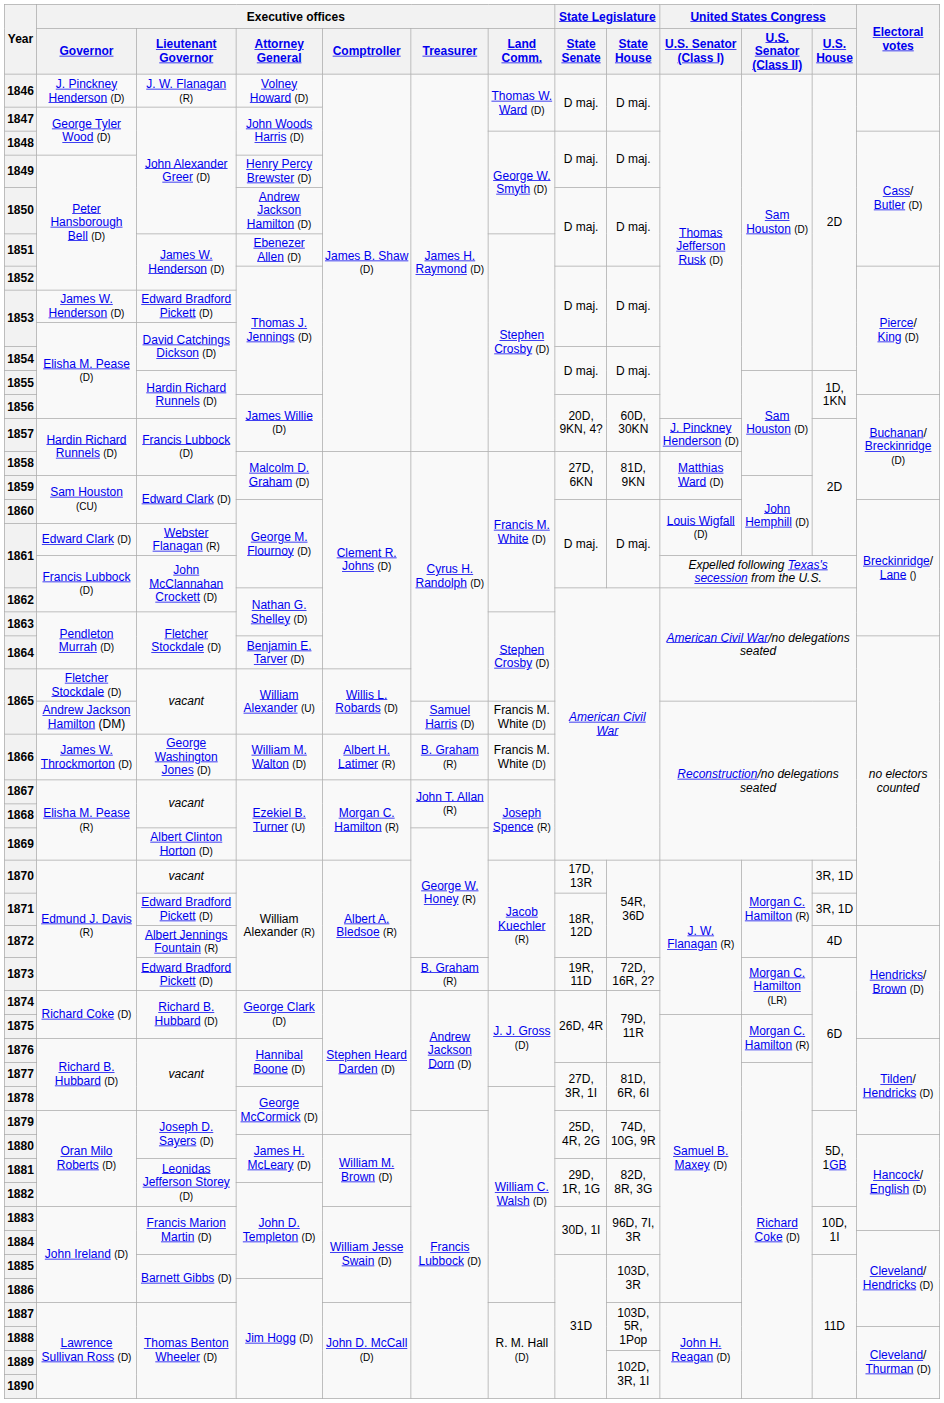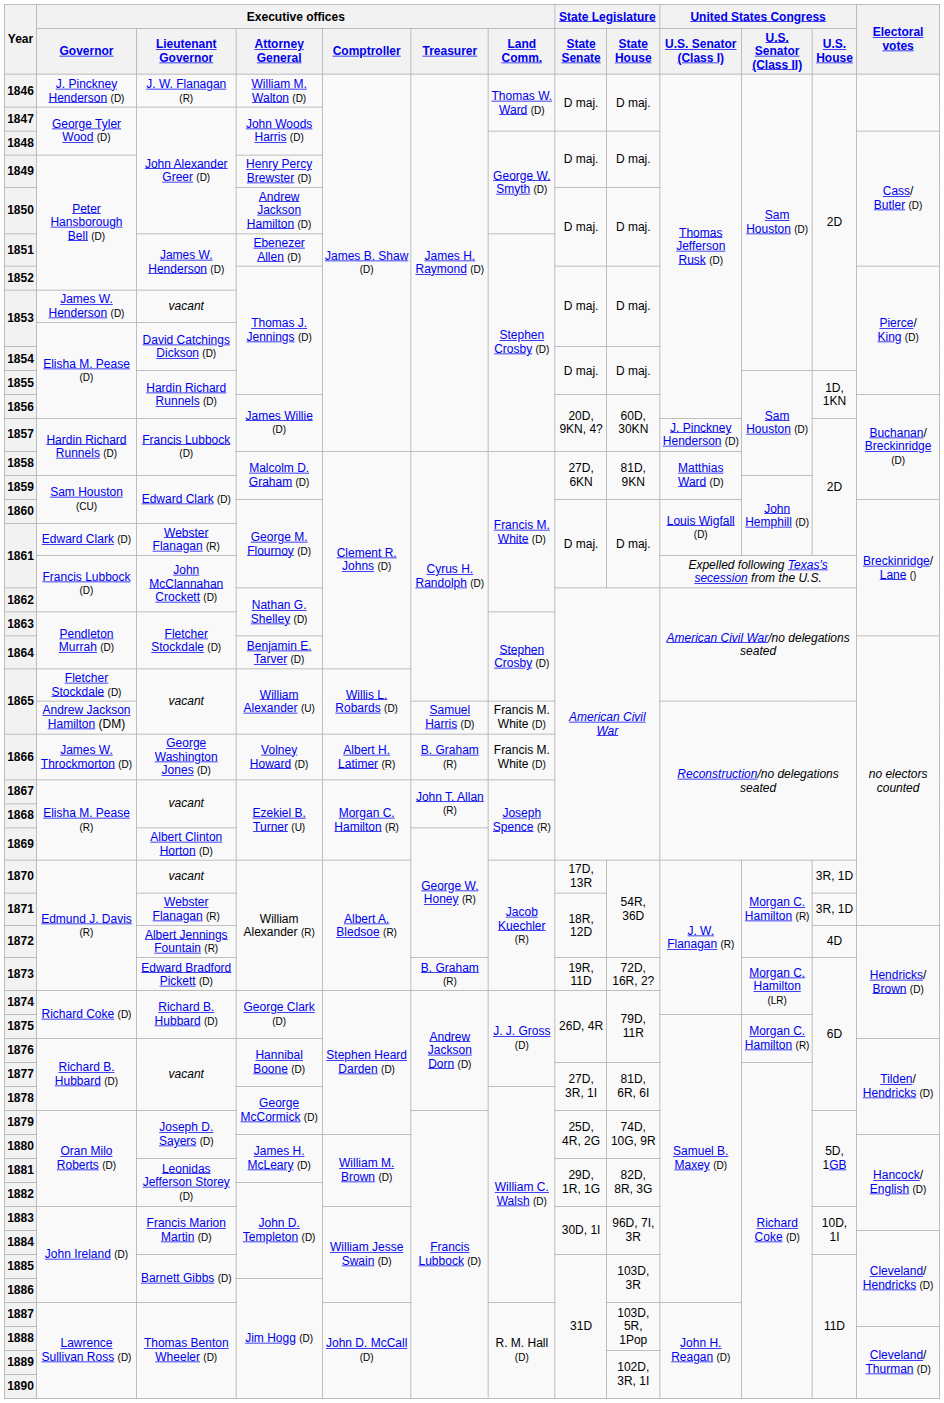(279, 90) Volney Howard (D) -> (279, 90) William M. Walton (D)
(186, 306) Edward Bradford Pickett (D) -> (186, 306) vacant
(279, 756) William M. Walton (D) -> (279, 756) Volney Howard (D)
(186, 909) Edward Bradford Pickett (D) -> (186, 909) Webster Flanagan (R)
